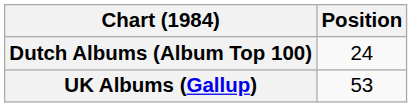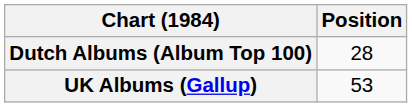(362, 53) 24 -> (362, 53) 28
